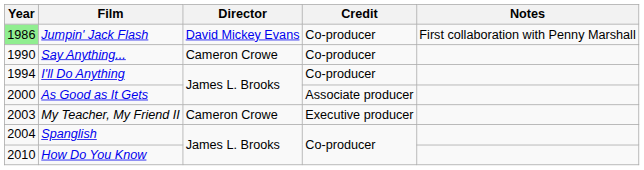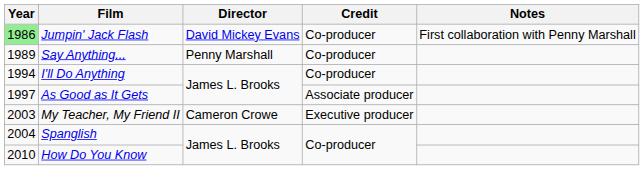(21, 54) 1990 -> (21, 54) 1989
(232, 54) Cameron Crowe -> (229, 54) Penny Marshall
(21, 94) 2000 -> (21, 94) 1997
